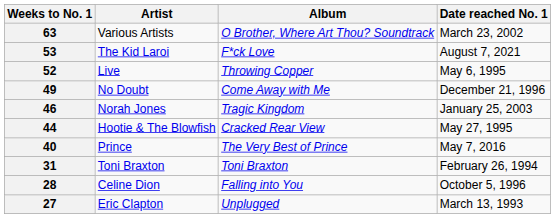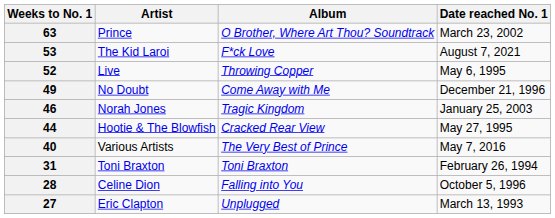(136, 33) Various Artists -> (115, 33) Prince
(115, 147) Prince -> (136, 147) Various Artists
